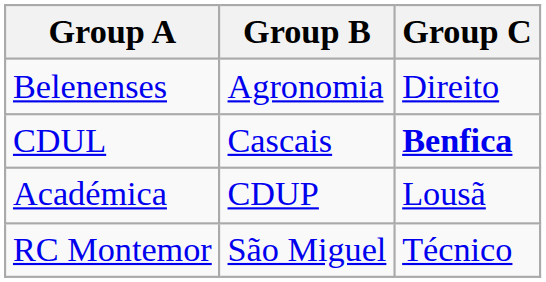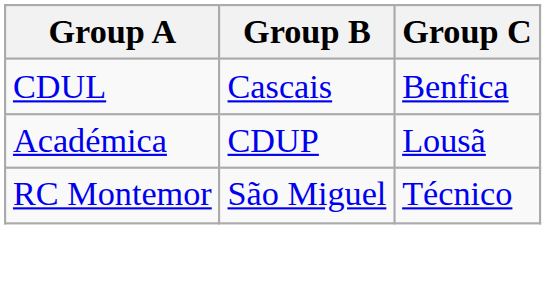- row: (90, 85)
(457, 140) bold -> (455, 85) normal
